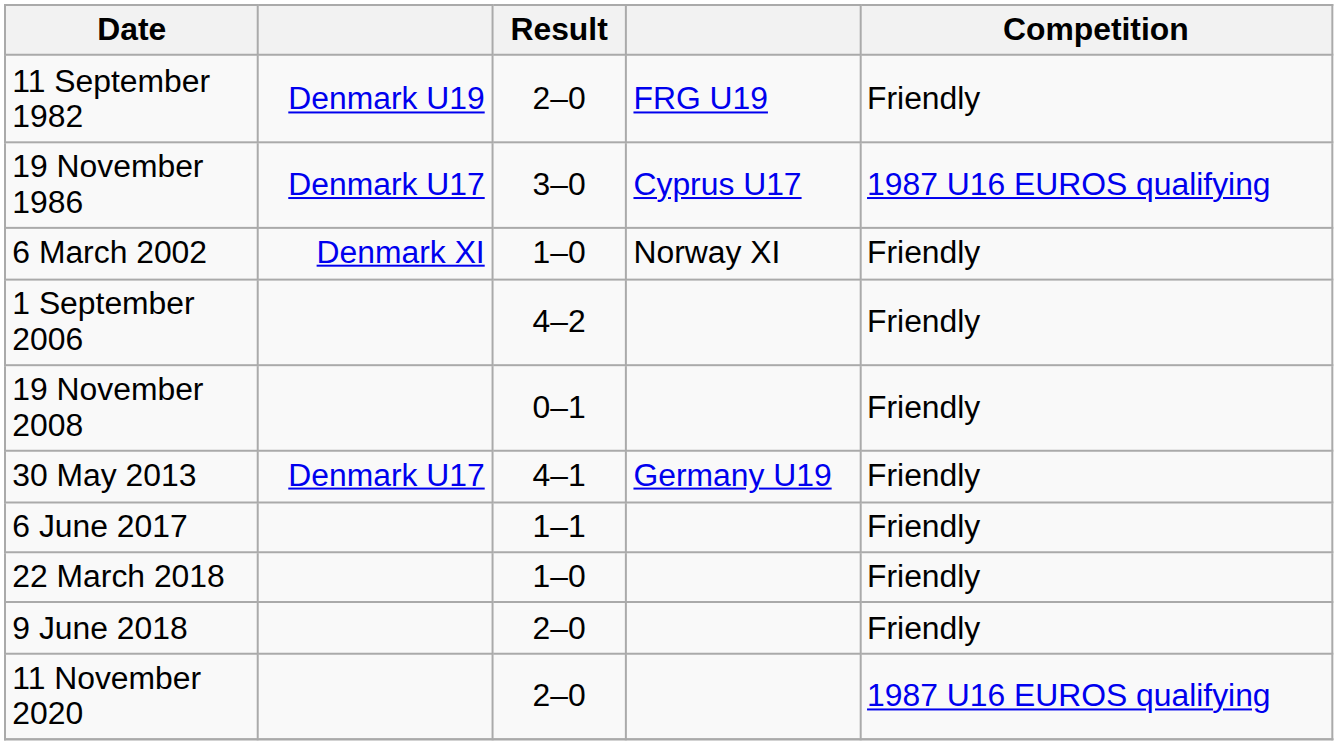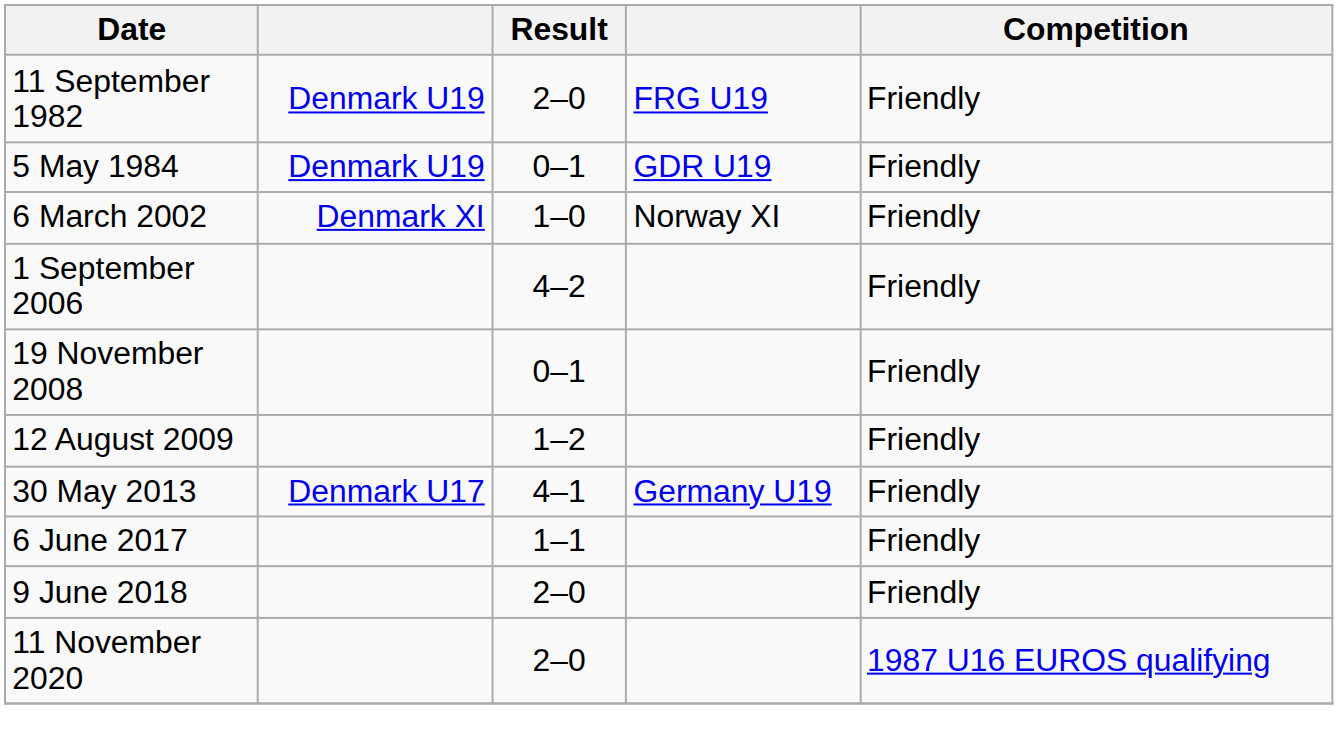+ row: (96, 166)
- row: (108, 184)
+ row: (123, 440)
- row: (119, 576)
